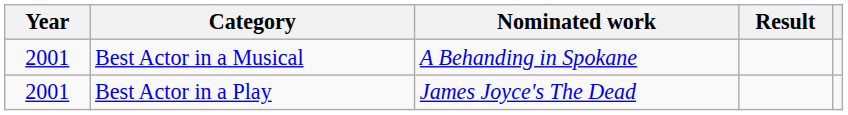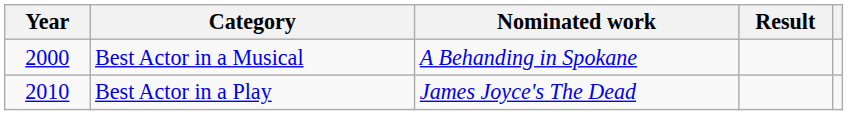(47, 57) 2001 -> (47, 57) 2000
(47, 92) 2001 -> (47, 92) 2010
